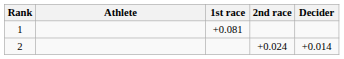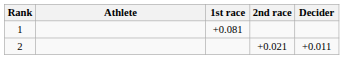(272, 46) +0.024 -> (272, 46) +0.021
(317, 46) +0.014 -> (317, 46) +0.011
